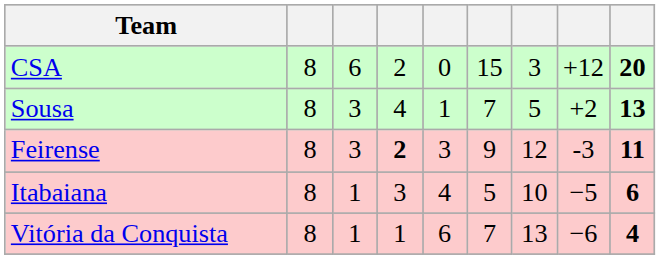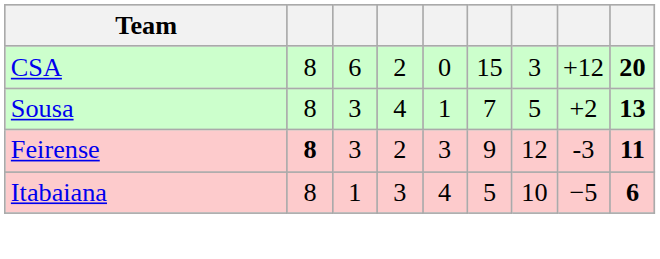(310, 150) normal -> (310, 150) bold
(400, 150) bold -> (400, 150) normal
- row: (119, 233)
